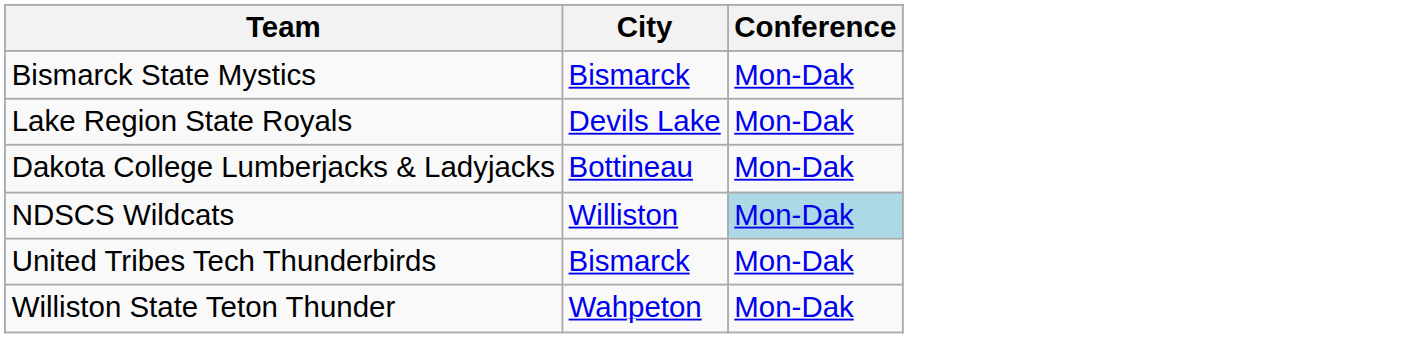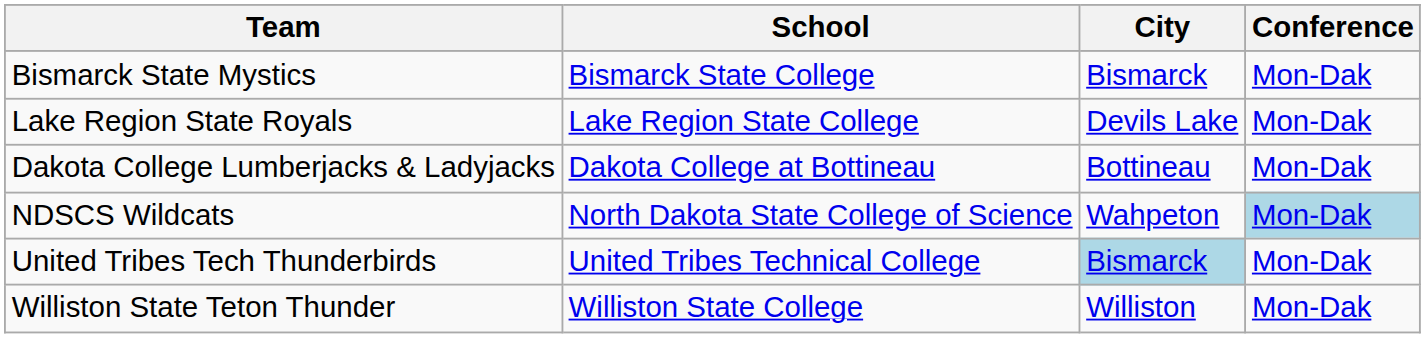+ column: (821, 27)
(623, 214) Williston -> (1153, 214) Wahpeton
(629, 261) no background -> (1147, 261) lightblue background
(635, 307) Wahpeton -> (1141, 307) Williston
